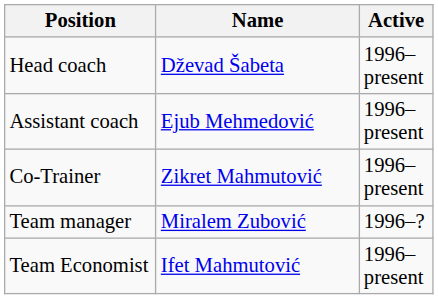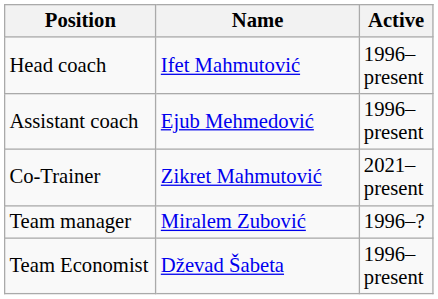(222, 65) Dževad Šabeta -> (230, 65) Ifet Mahmutović
(394, 177) 1996–present -> (394, 177) 2021–present
(230, 265) Ifet Mahmutović -> (222, 265) Dževad Šabeta
